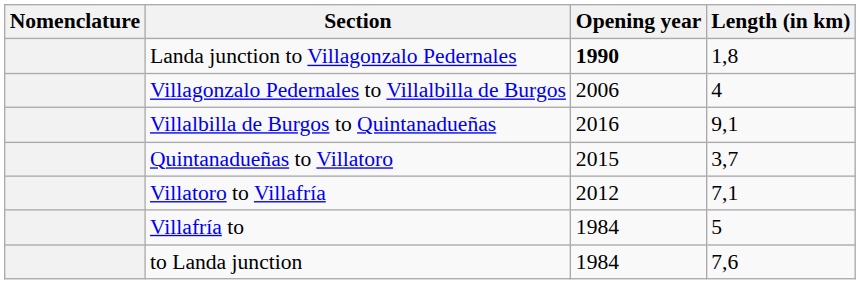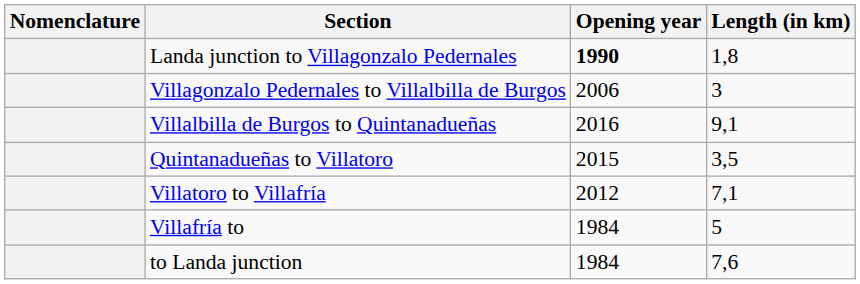(717, 90) 4 -> (717, 90) 3
(725, 158) 3,7 -> (725, 158) 3,5
